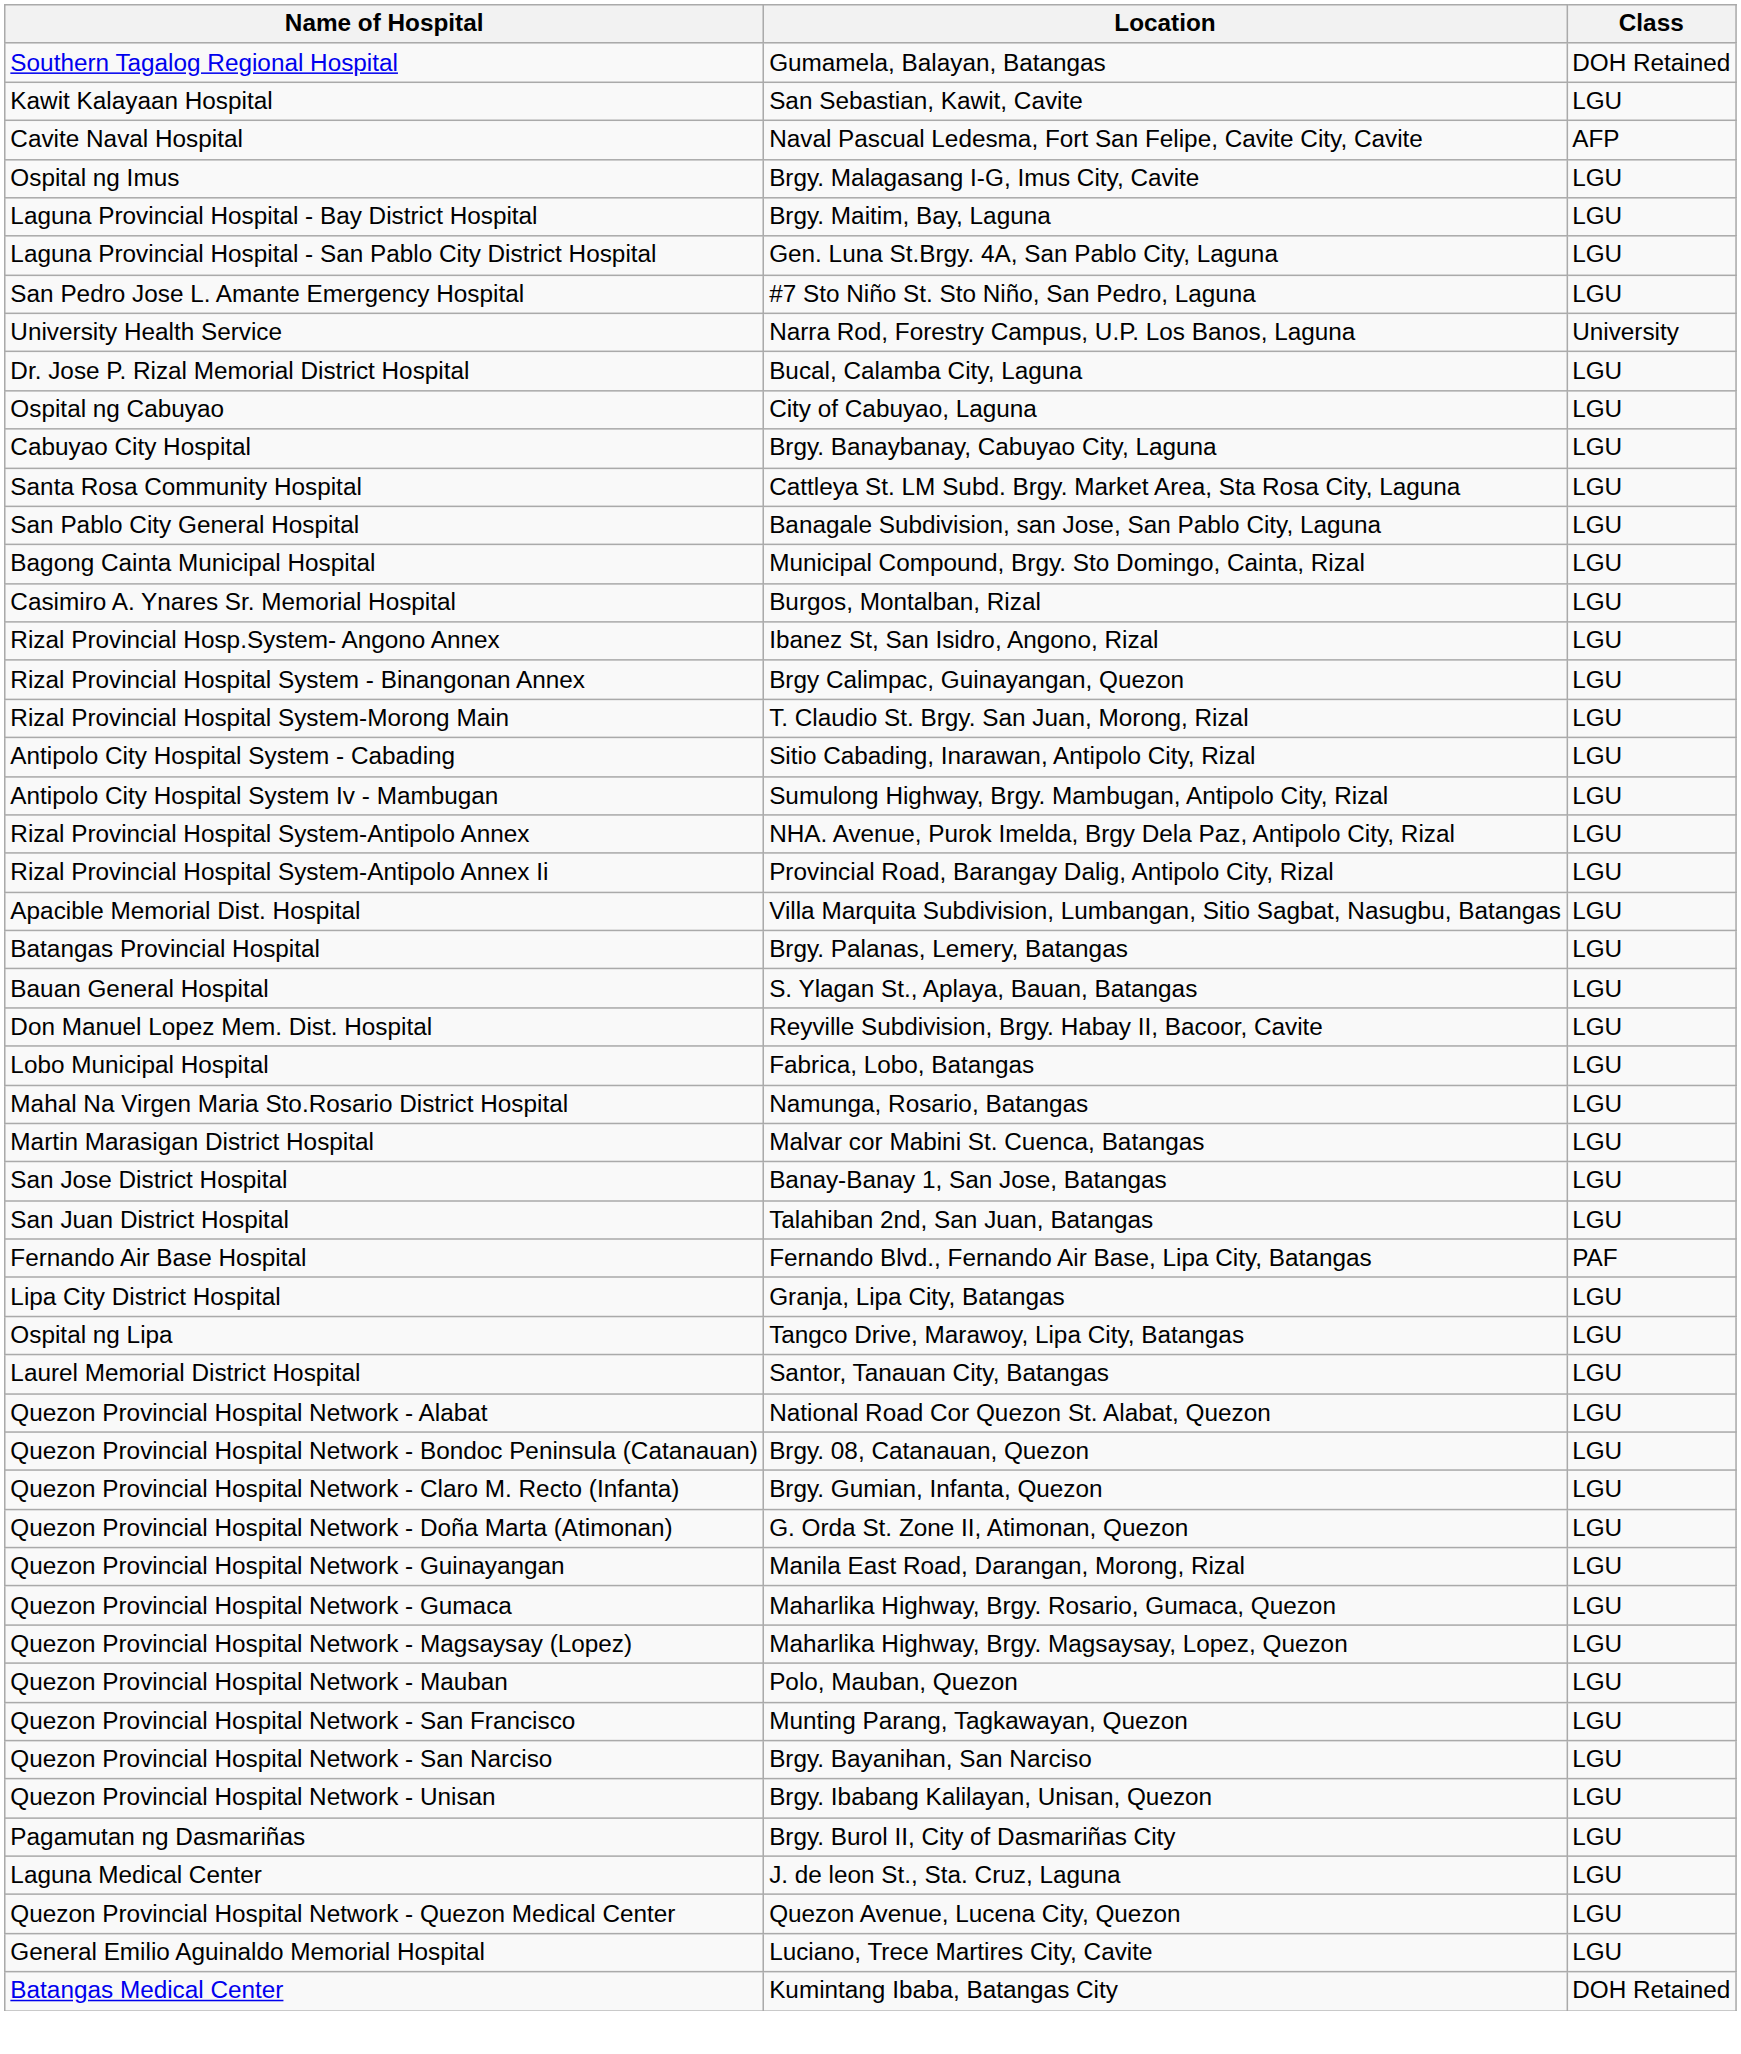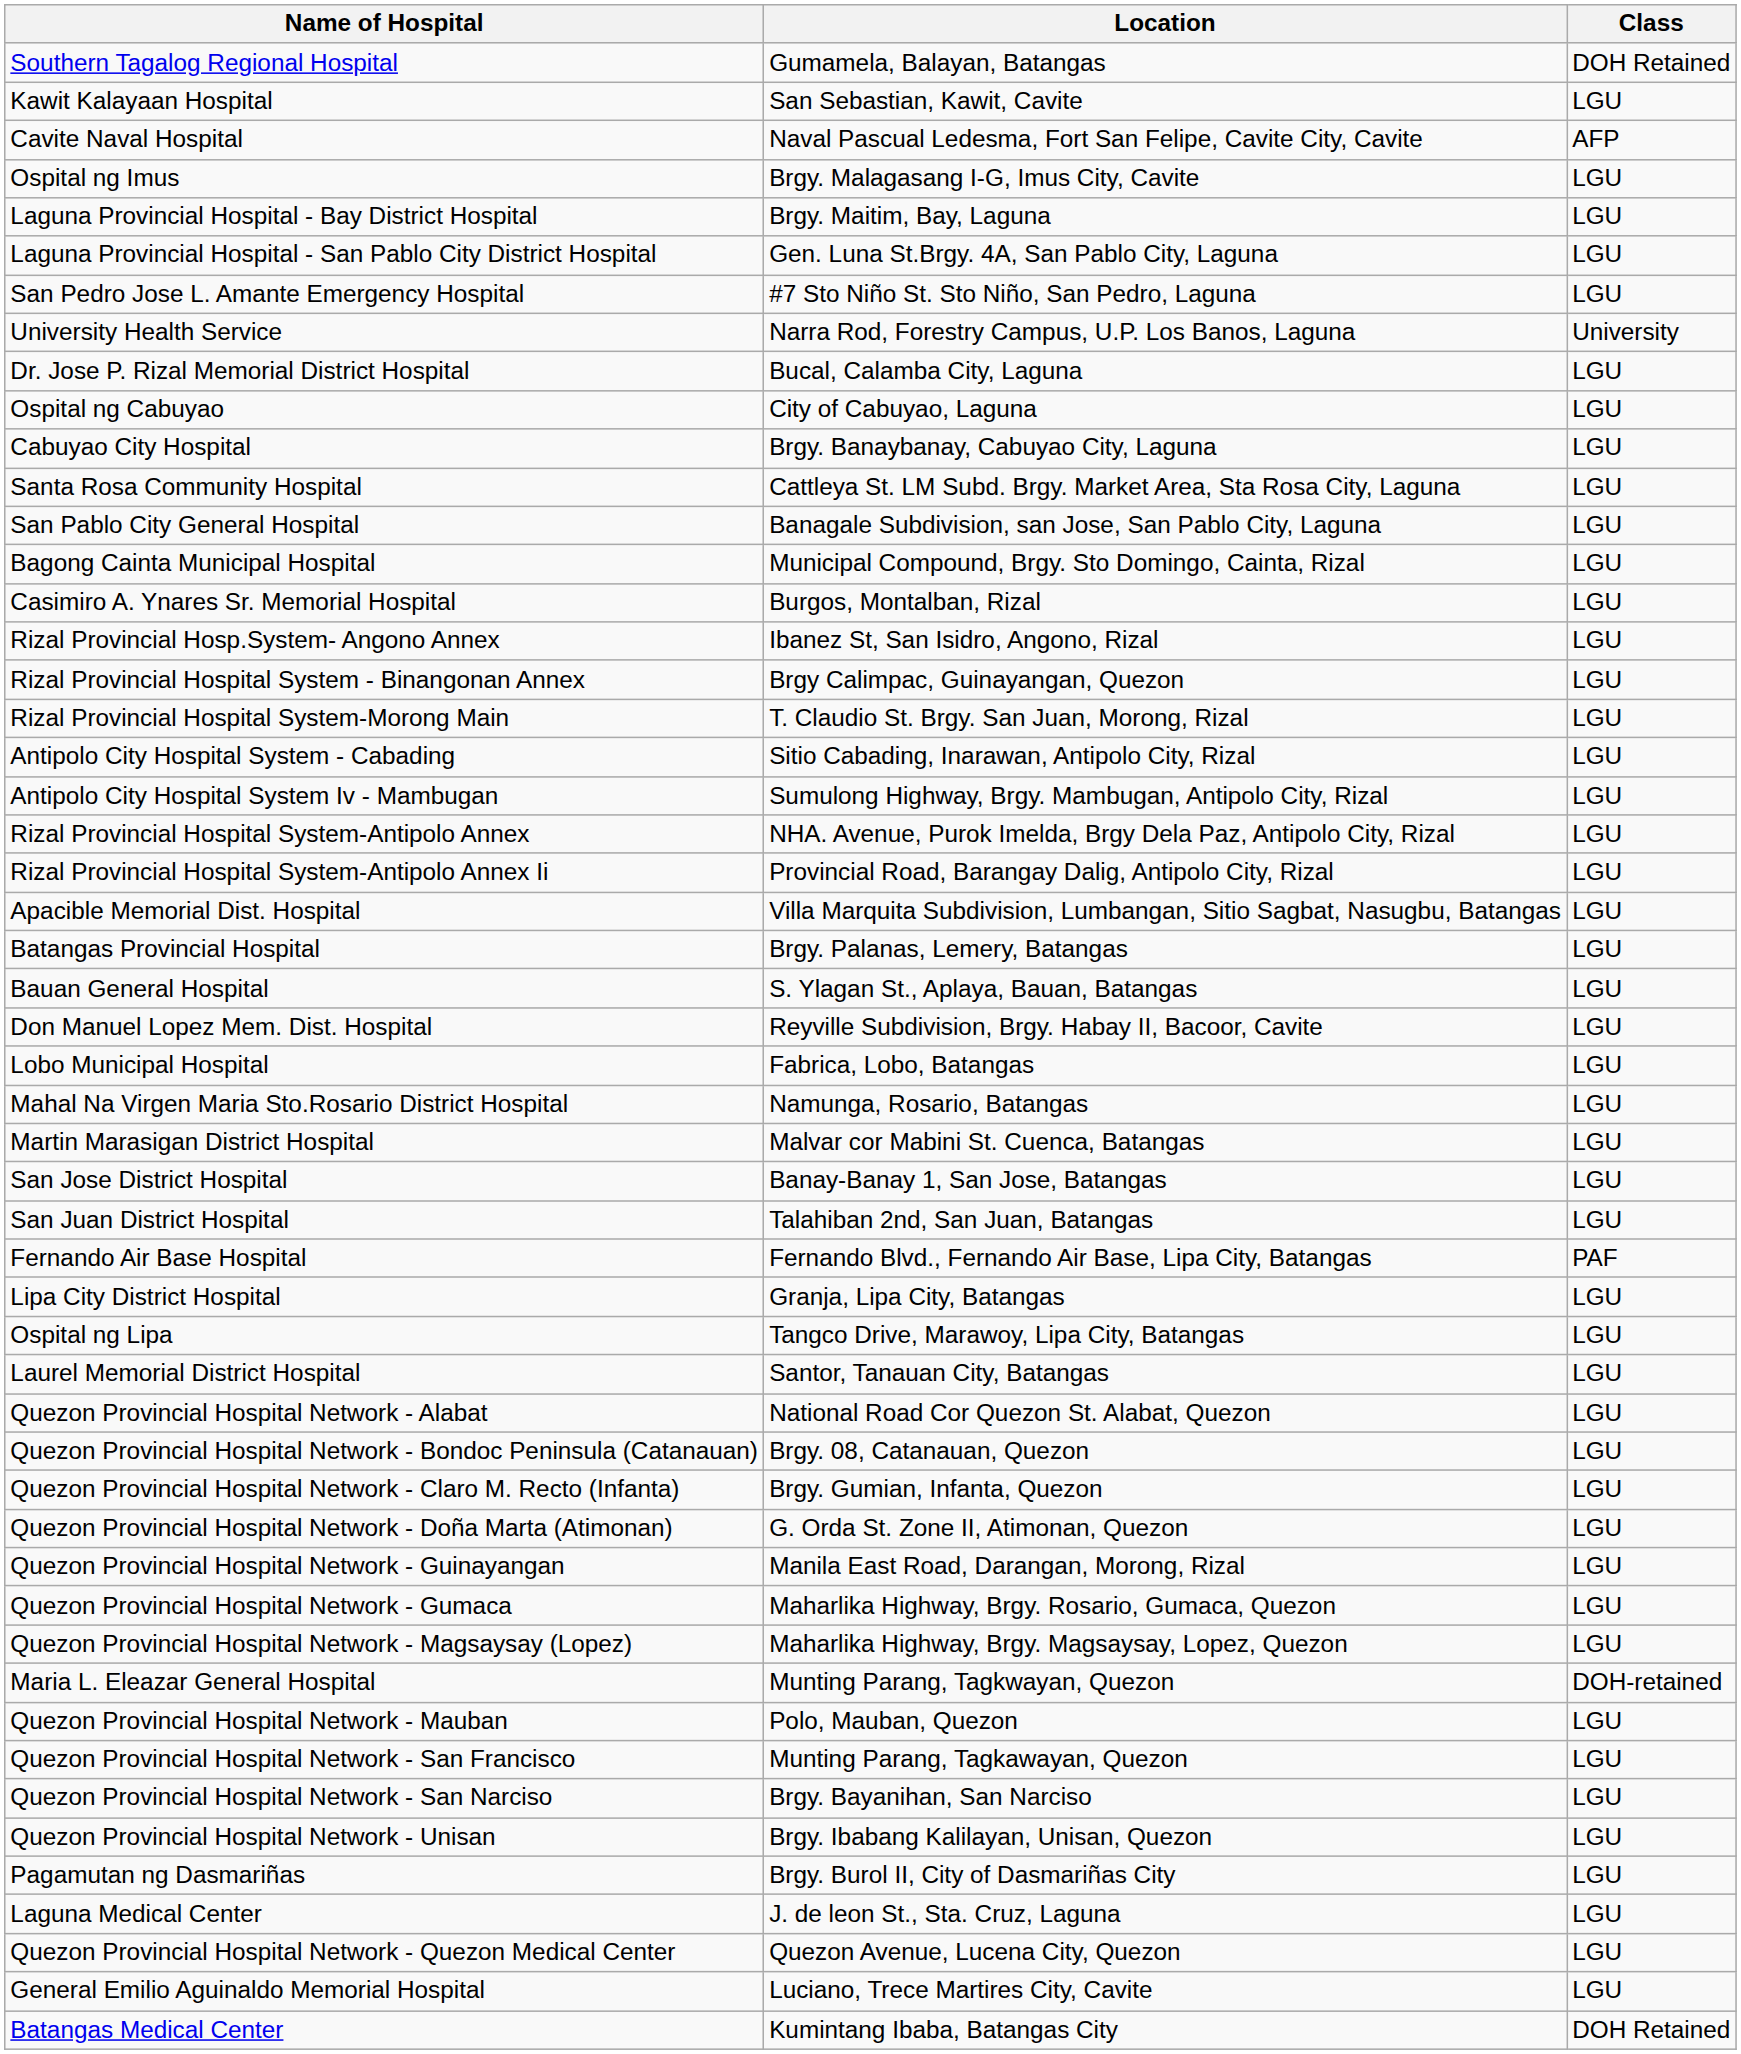+ row: (193, 1682)
